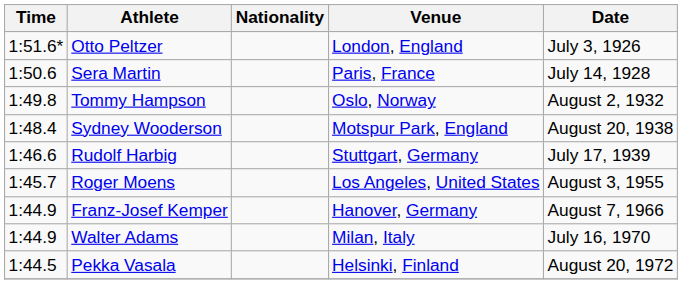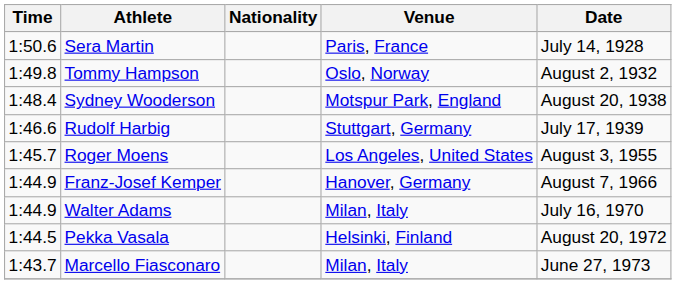- row: (117, 45)
+ row: (142, 264)
